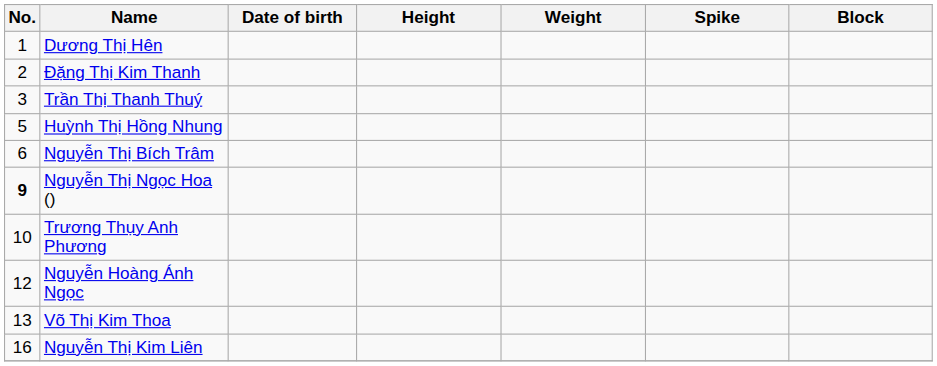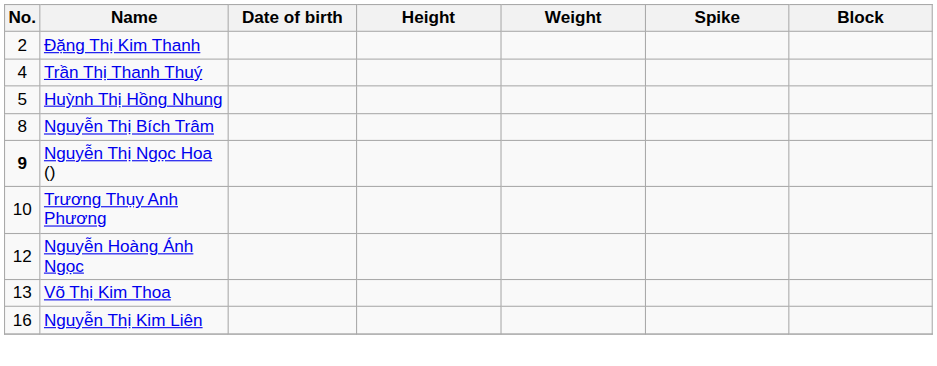- row: (103, 45)
(22, 99) 3 -> (22, 72) 4
(22, 153) 6 -> (22, 126) 8
